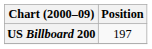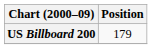(122, 33) 197 -> (122, 33) 179
